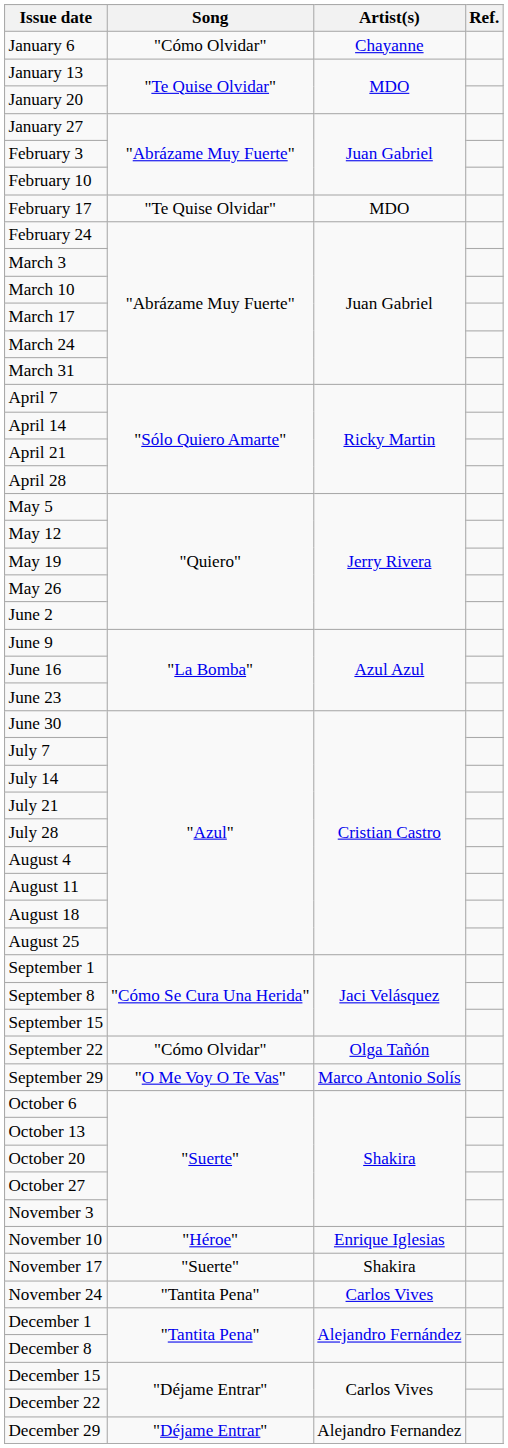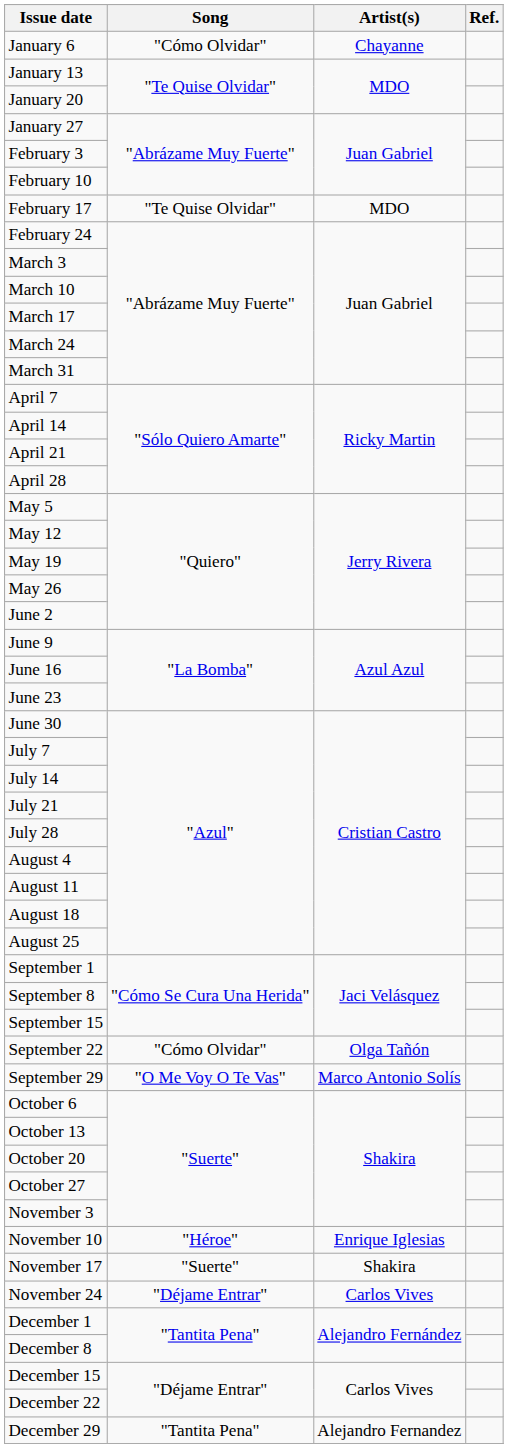(210, 1294) "Tantita Pena" -> (210, 1294) "Déjame Entrar"
(210, 1429) "Déjame Entrar" -> (210, 1429) "Tantita Pena"
